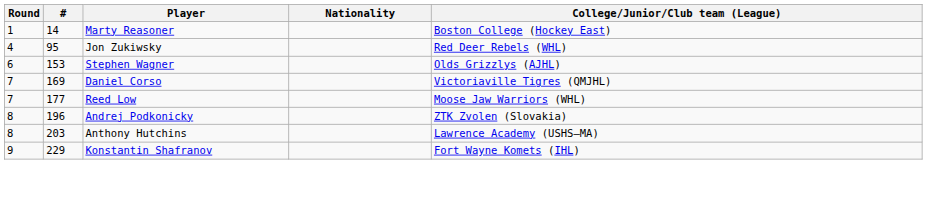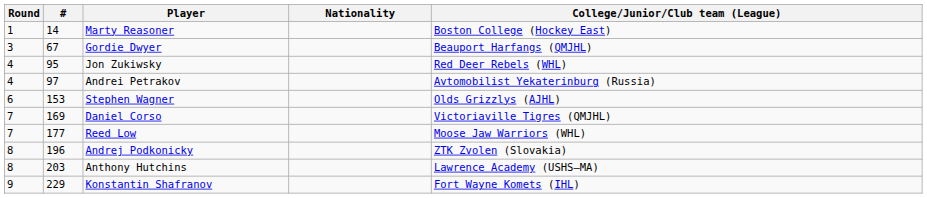+ row: (123, 47)
+ row: (133, 82)
